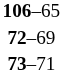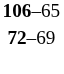- row: (31, 63)
